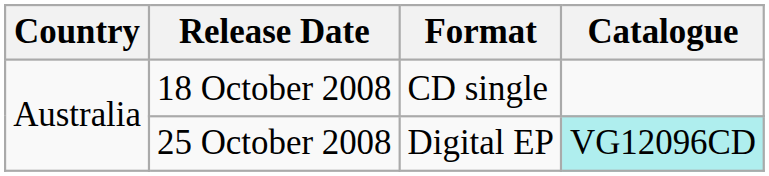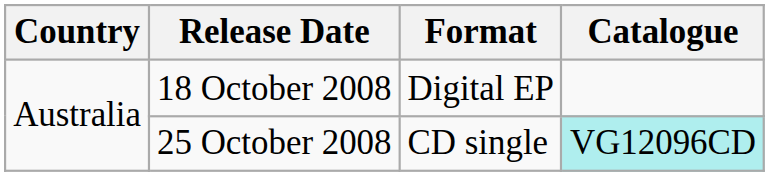(478, 87) CD single -> (481, 87) Digital EP
(481, 142) Digital EP -> (478, 142) CD single
